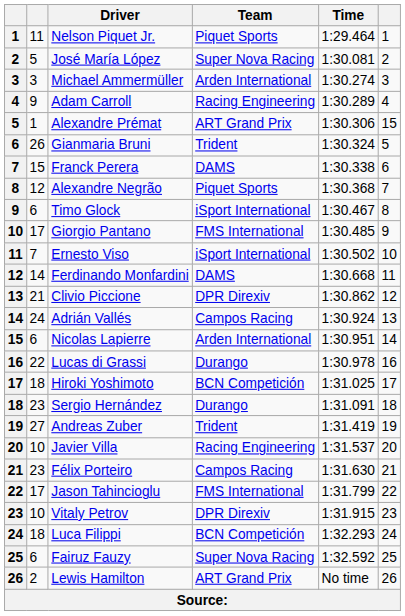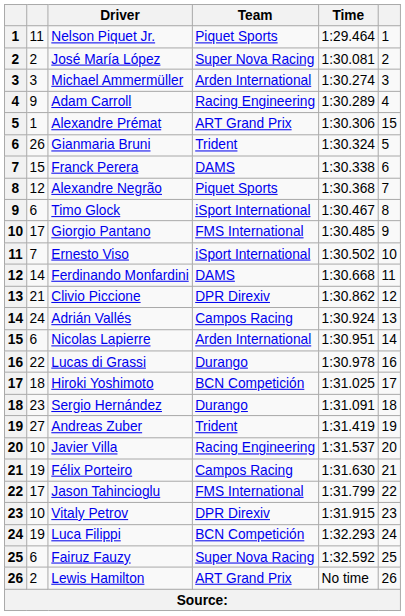(33, 58) 5 -> (33, 58) 2
(37, 470) 23 -> (37, 470) 19
(37, 535) 18 -> (37, 535) 19
